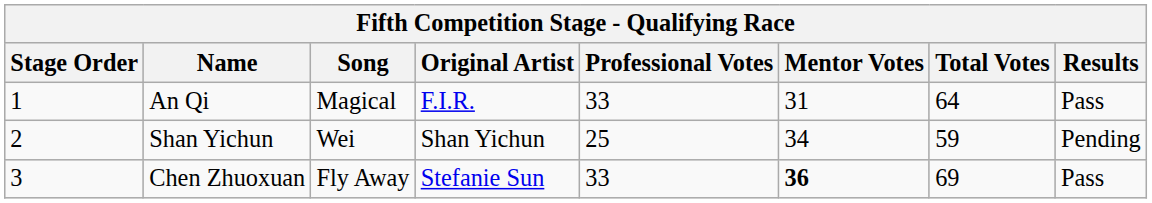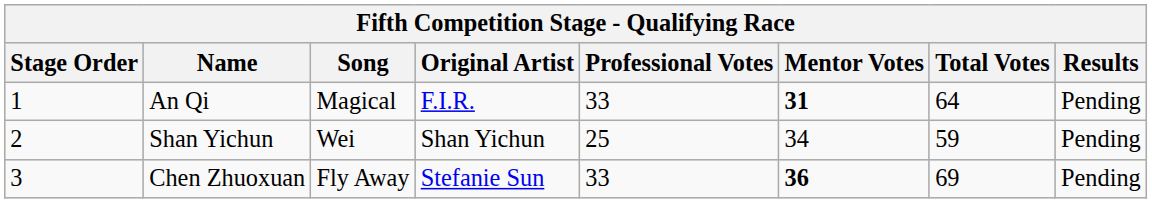(797, 100) normal -> (797, 100) bold
(1083, 100) Pass -> (1101, 100) Pending
(1083, 178) Pass -> (1101, 178) Pending
